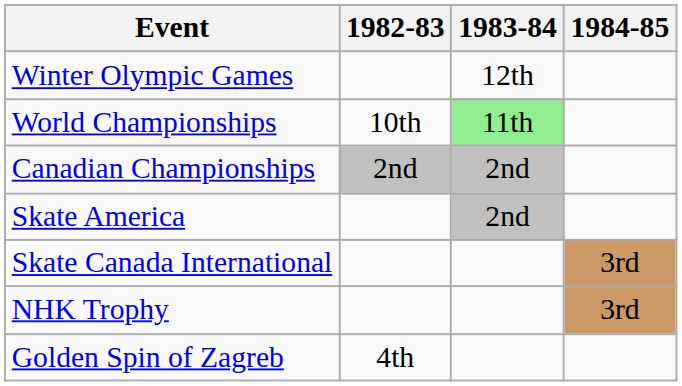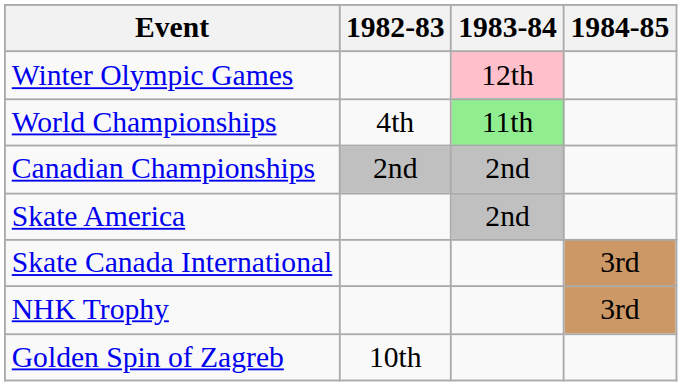(508, 74) no background -> (508, 74) pink background
(395, 121) 10th -> (395, 121) 4th
(395, 356) 4th -> (395, 356) 10th
